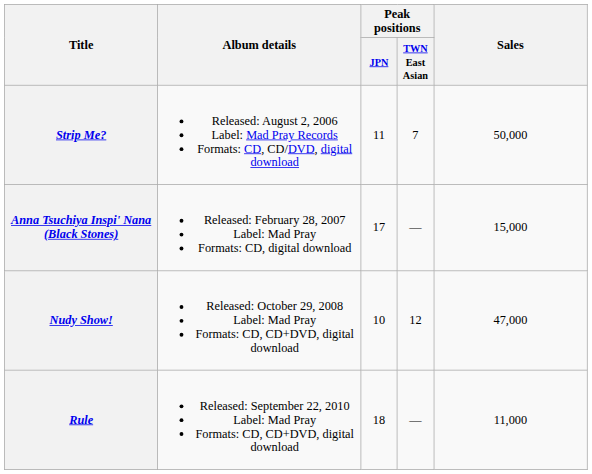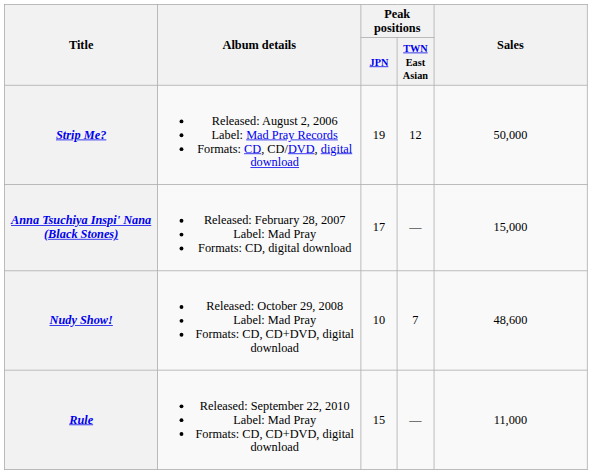(379, 134) 11 -> (379, 134) 19
(415, 134) 7 -> (415, 134) 12
(415, 320) 12 -> (415, 320) 7
(510, 320) 47,000 -> (510, 320) 48,600
(379, 419) 18 -> (379, 419) 15
